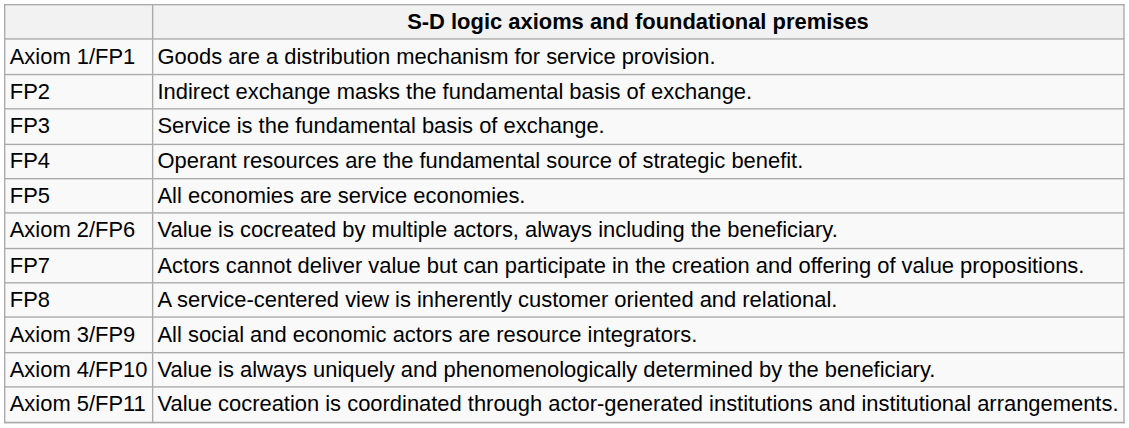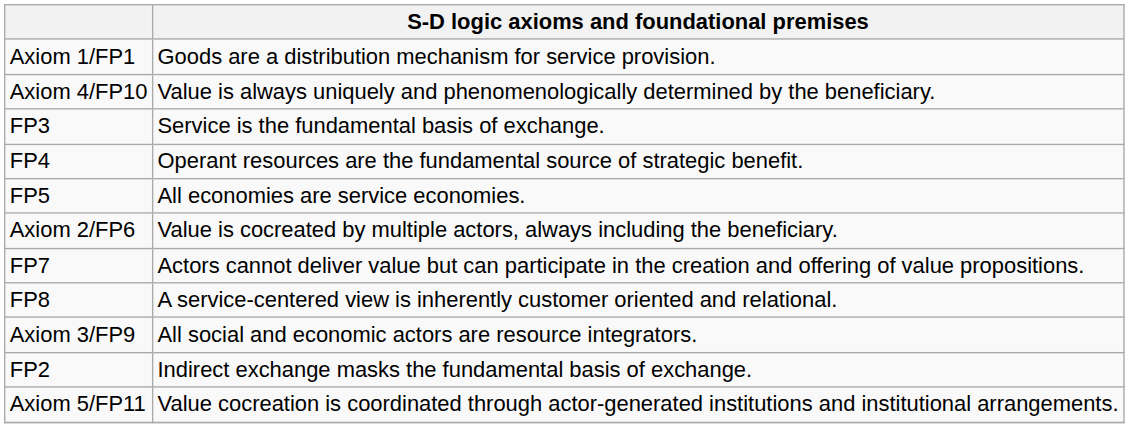rows swapped: (30, 91) <-> (79, 369)
